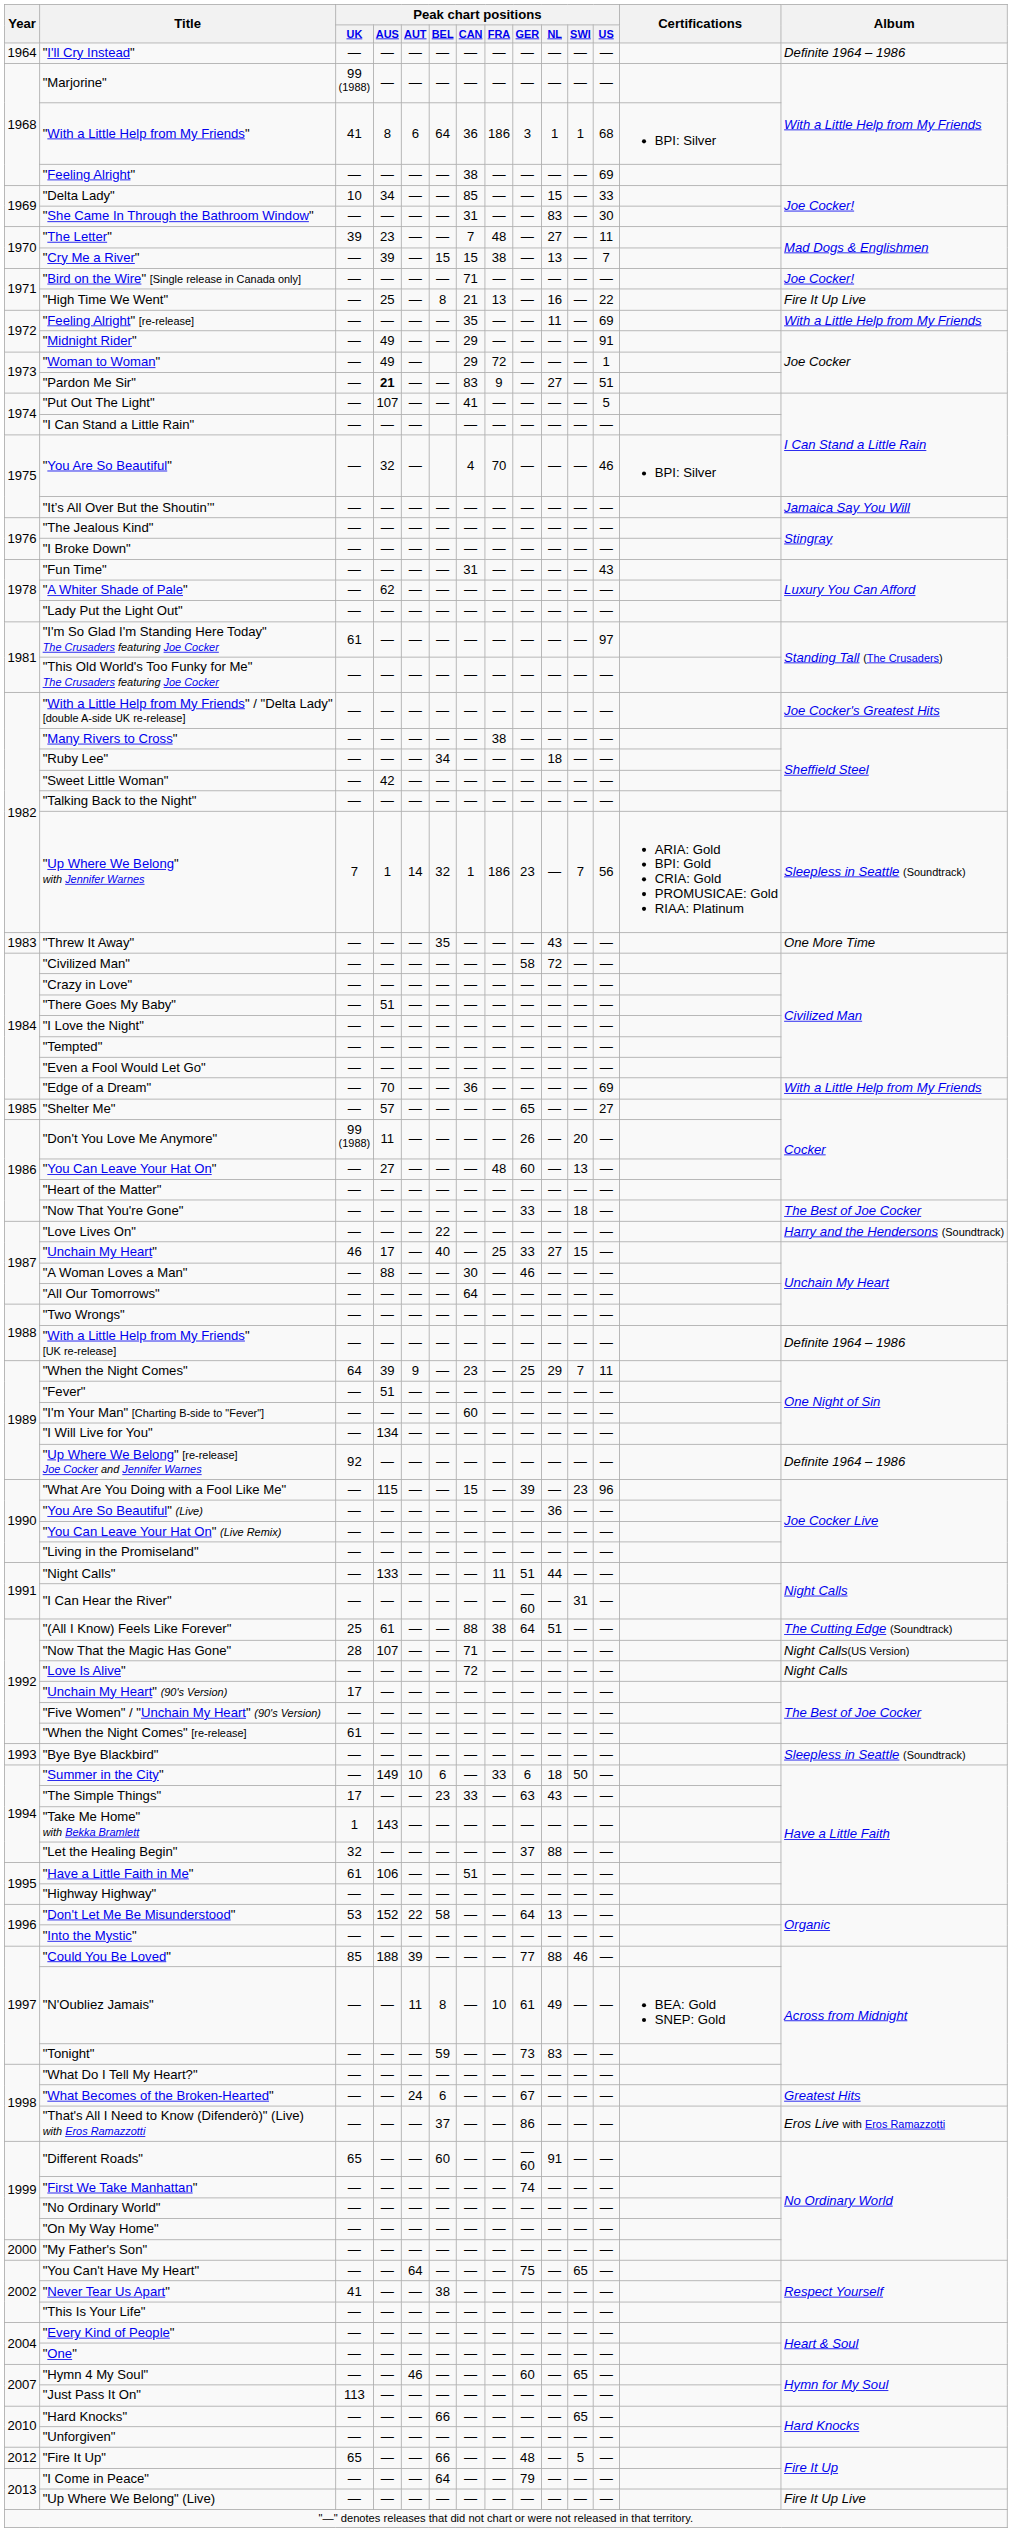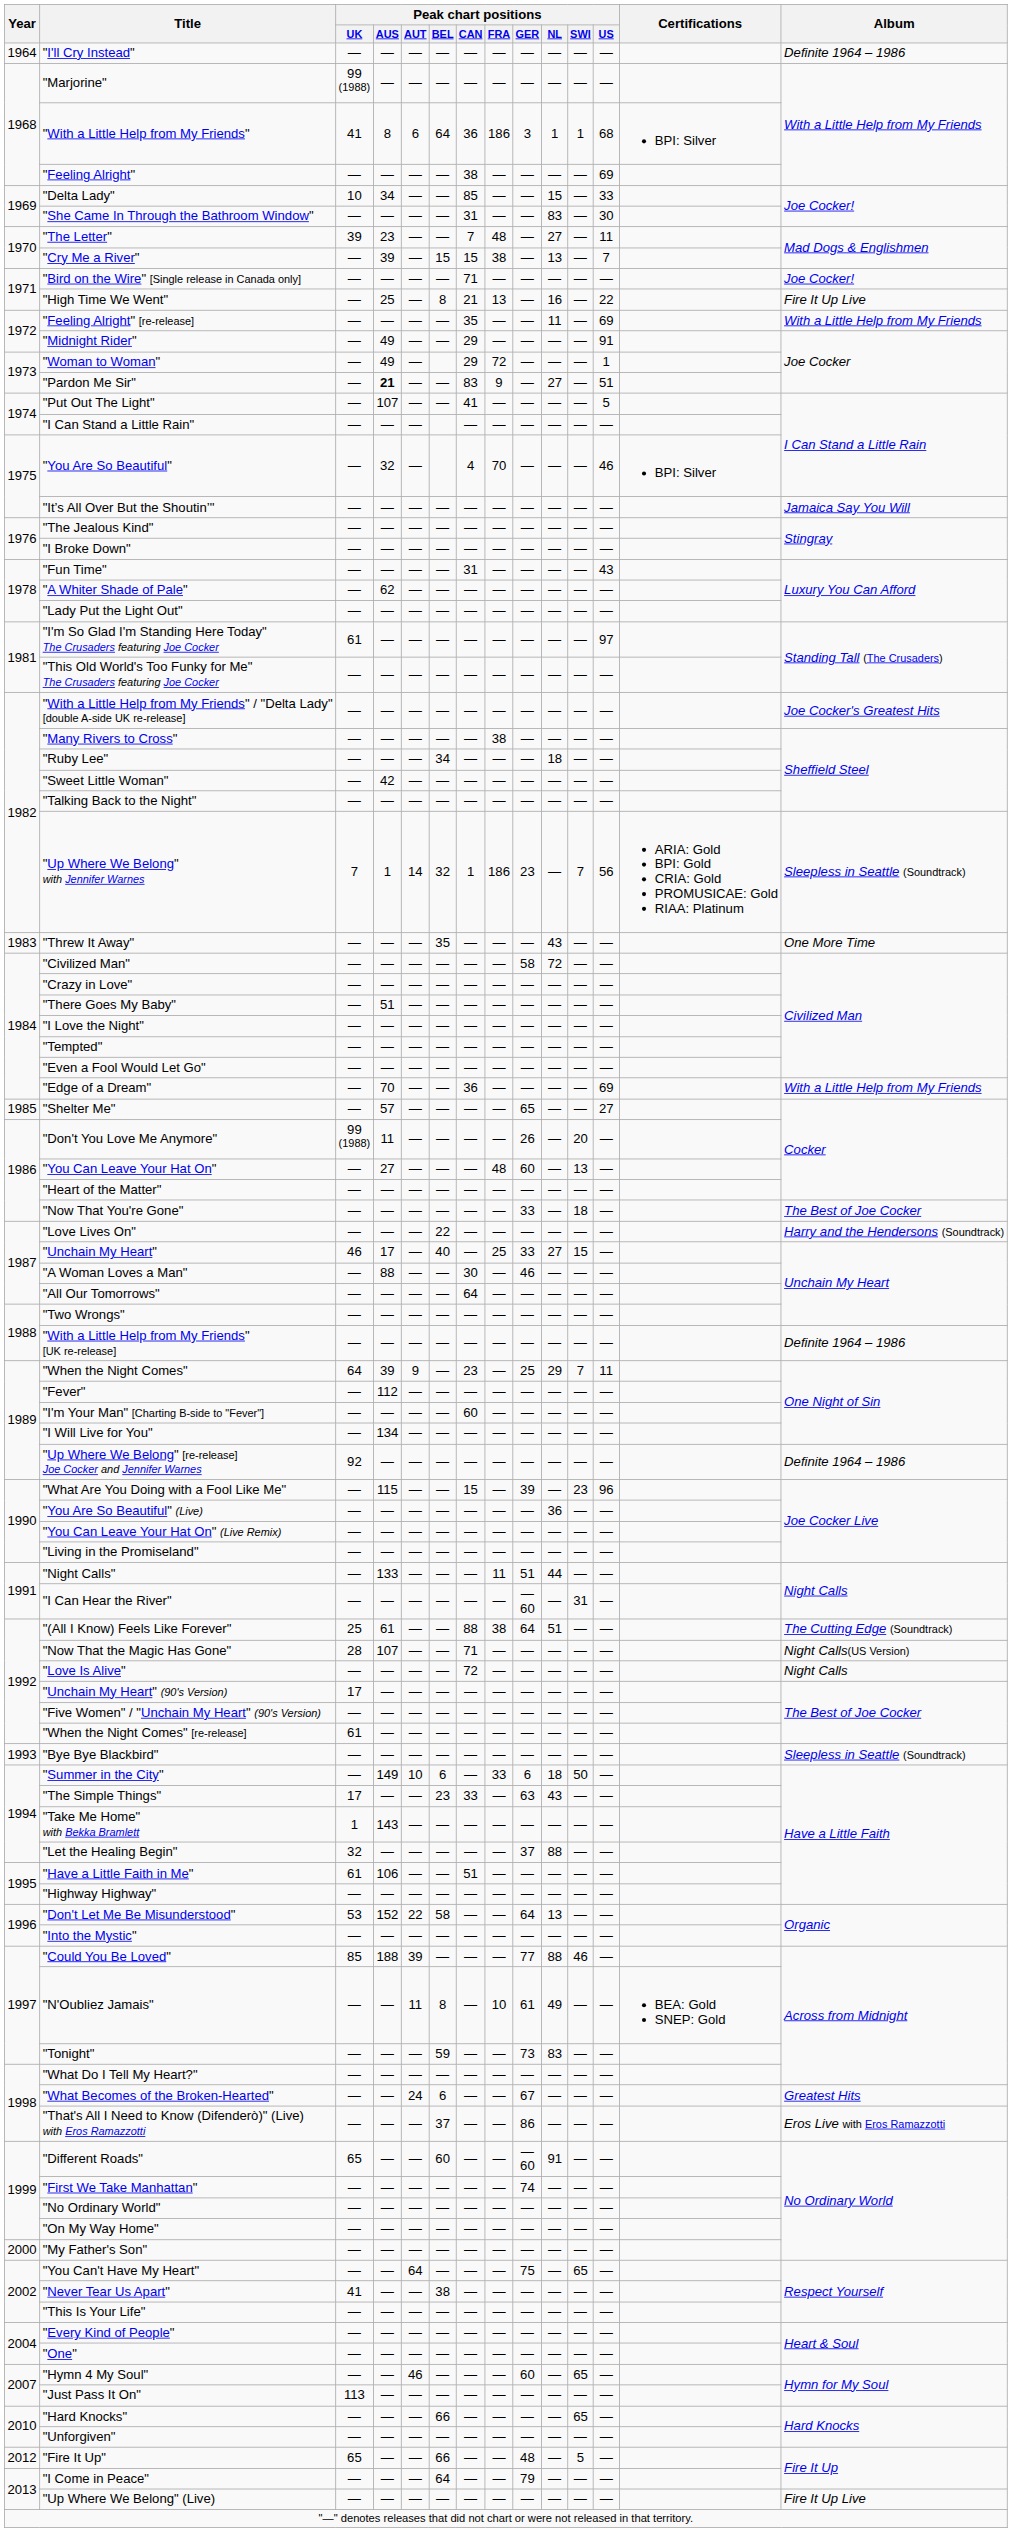(387, 1392) 51 -> (387, 1392) 112
